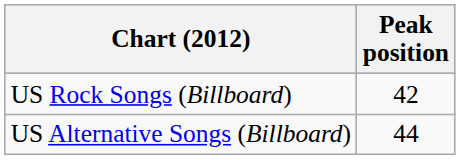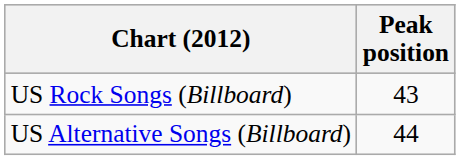(406, 93) 42 -> (406, 93) 43
